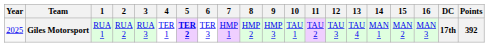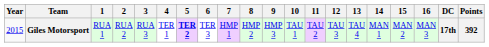(15, 29) 2025 -> (15, 29) 2015
